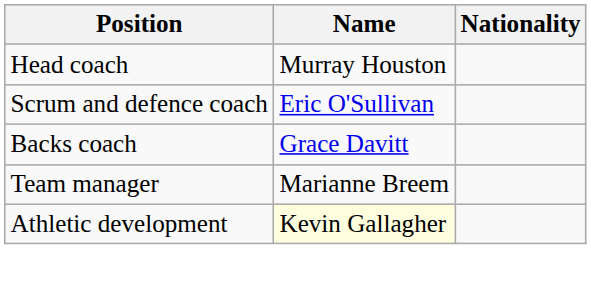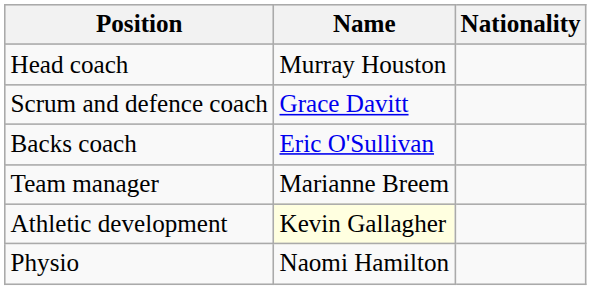(357, 104) Eric O'Sullivan -> (344, 104) Grace Davitt
(344, 143) Grace Davitt -> (357, 143) Eric O'Sullivan
+ row: (45, 263)
